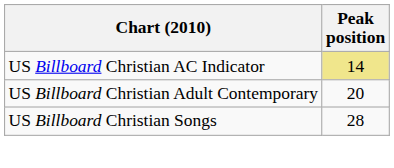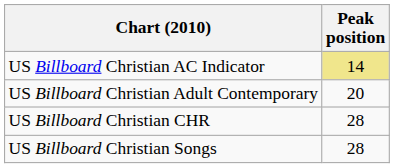+ row: (109, 120)
